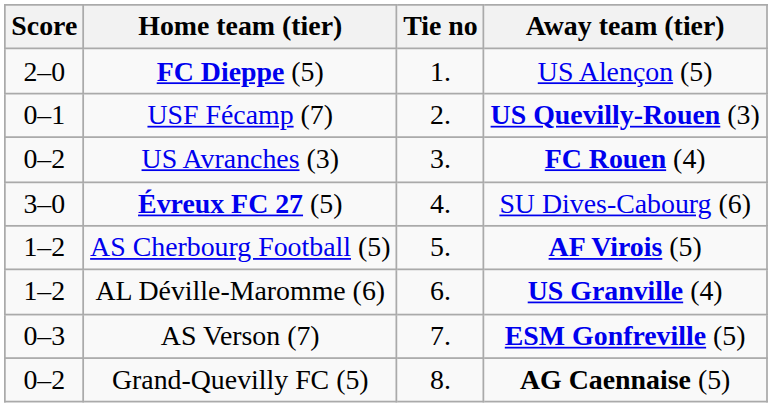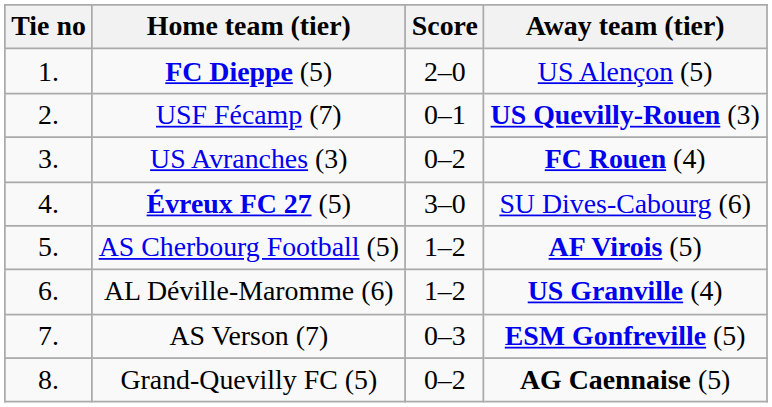columns swapped: (441, 26) <-> (44, 26)
